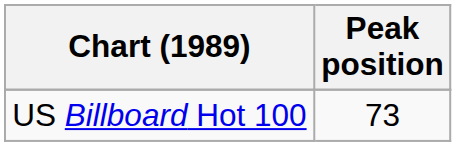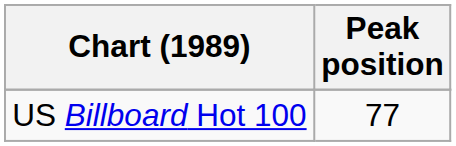(382, 114) 73 -> (382, 114) 77
